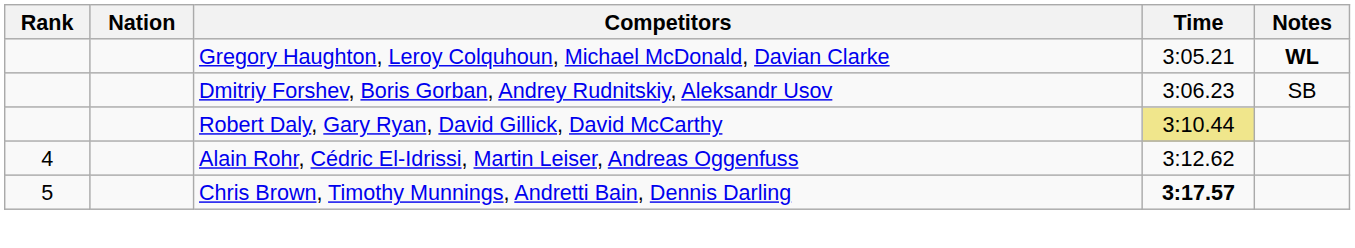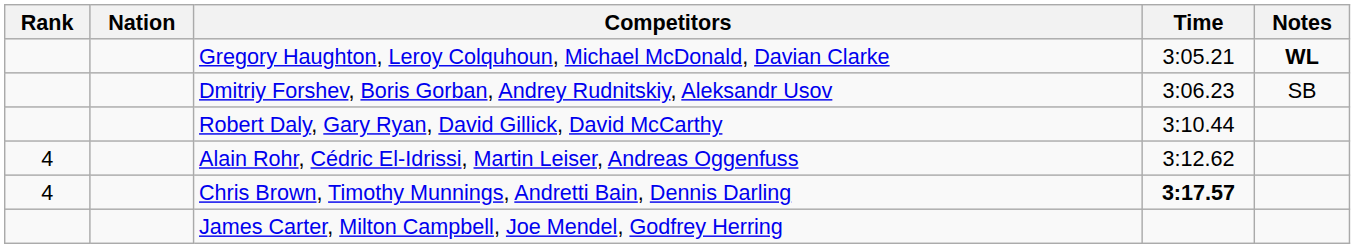(1198, 124) khaki background -> (1198, 124) no background
(47, 193) 5 -> (47, 193) 4
+ row: (491, 227)
